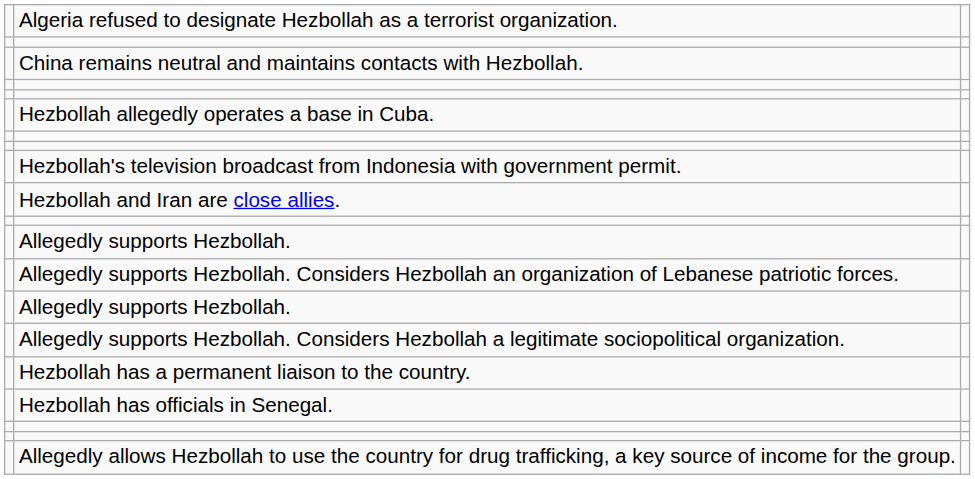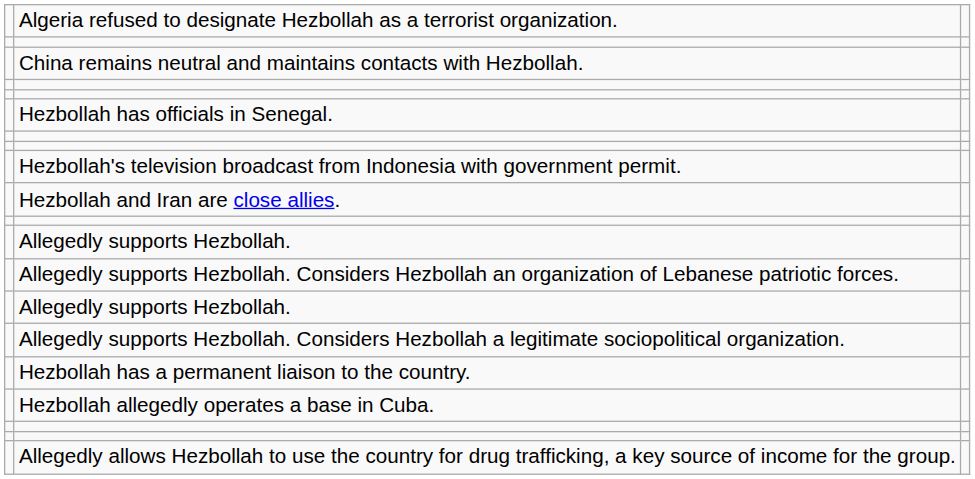rows swapped: (9, 115) <-> (9, 405)
